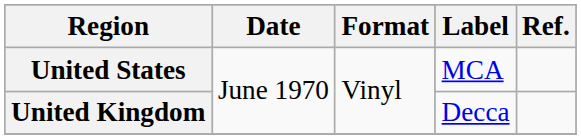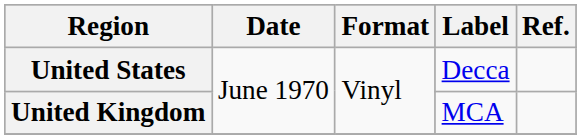(473, 69) MCA -> (476, 69) Decca
(476, 112) Decca -> (473, 112) MCA
